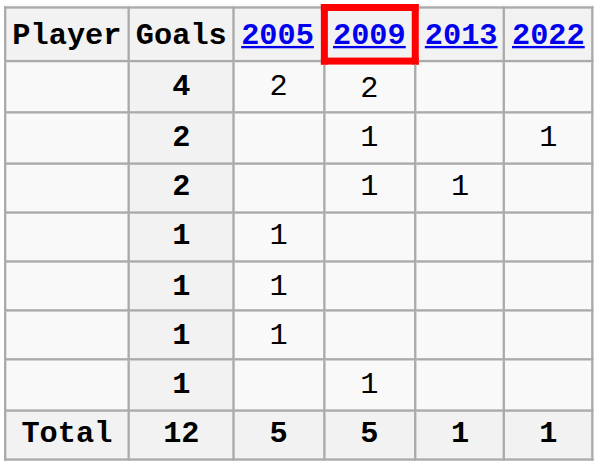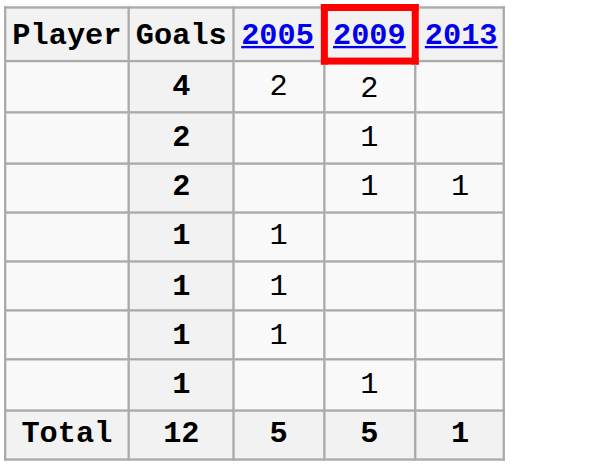- column: (548, 35)
